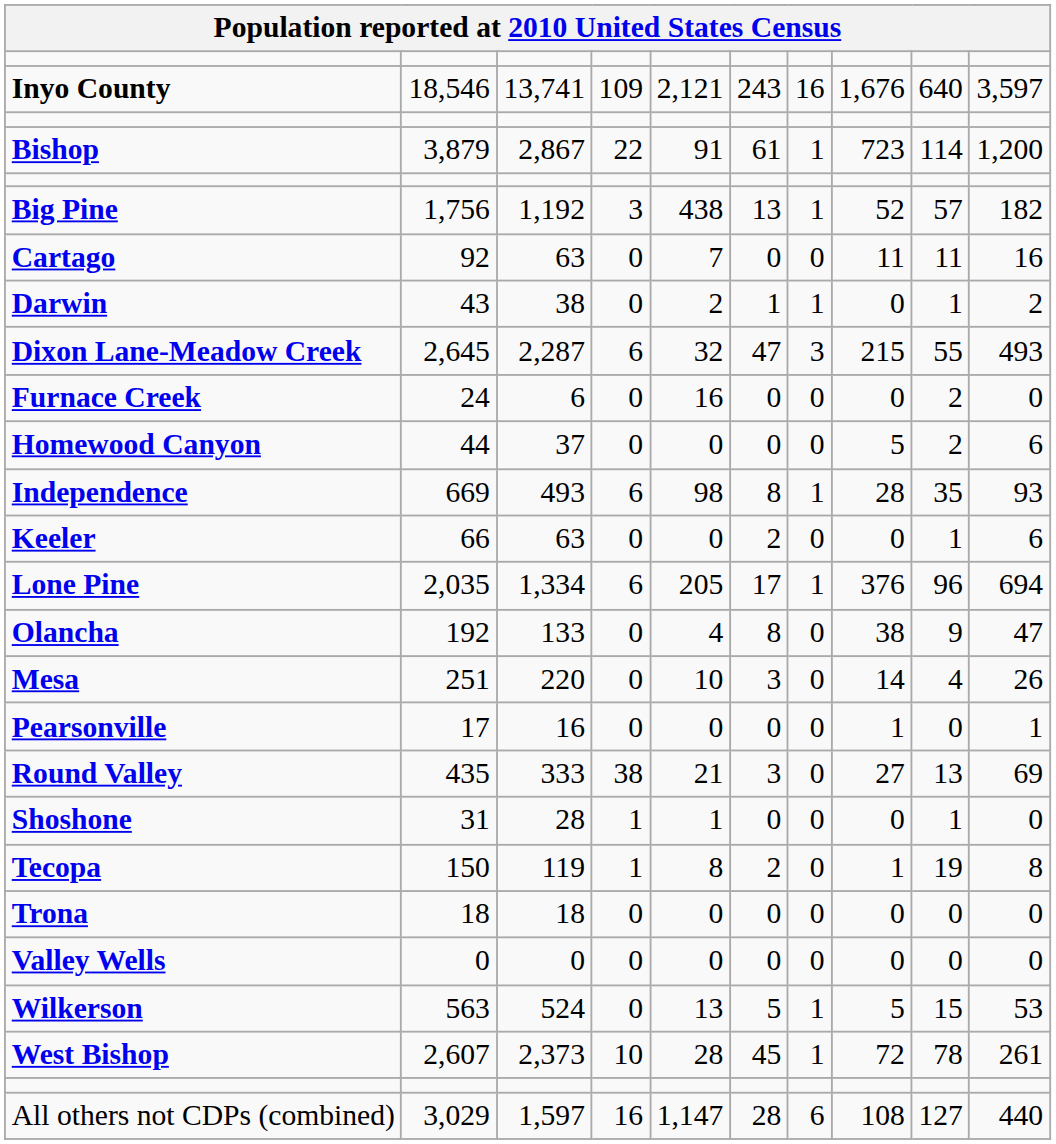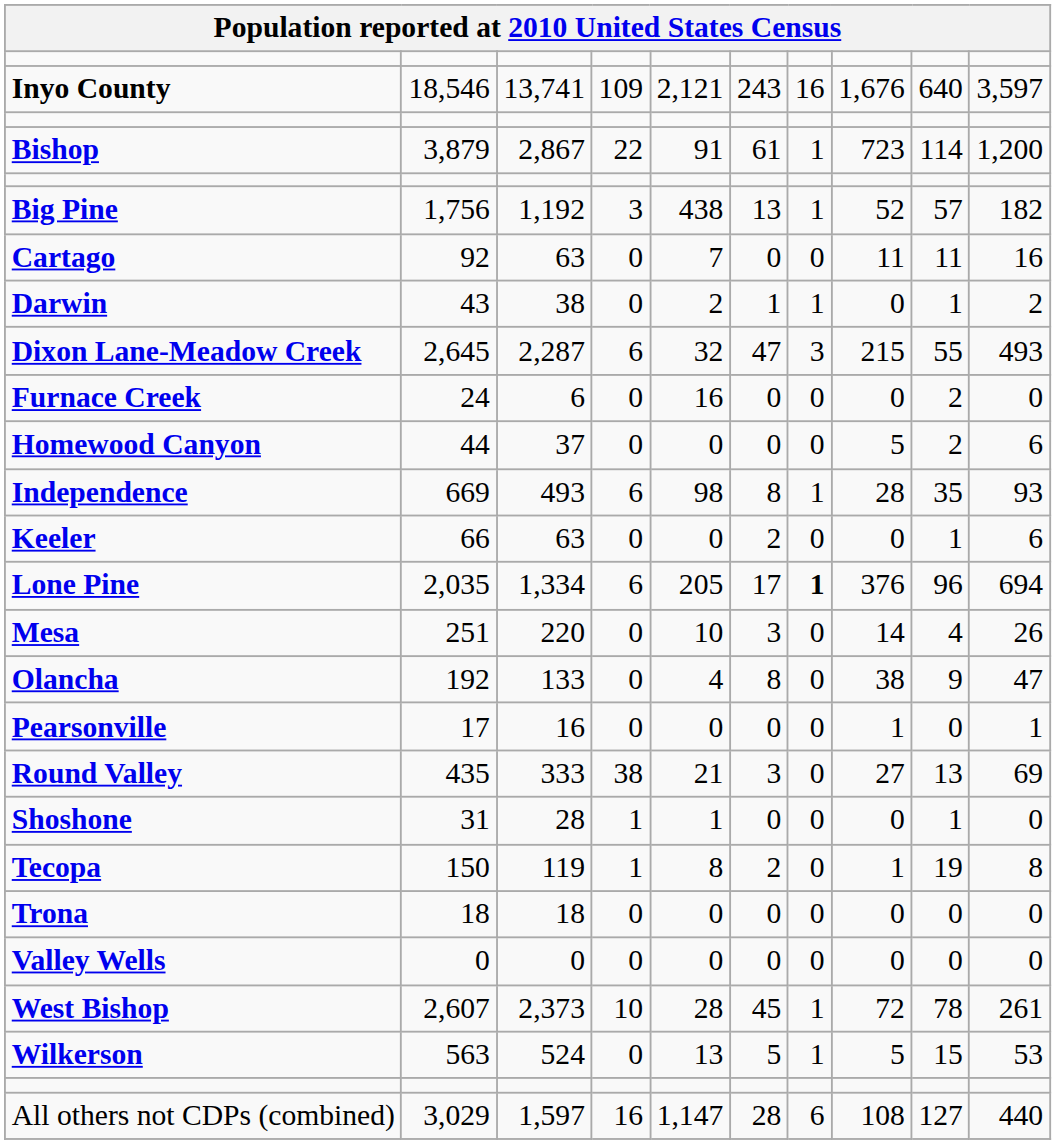(817, 585) normal -> (817, 585) bold
rows swapped: (45, 679) <-> (65, 632)
rows swapped: (90, 1054) <-> (77, 1007)
